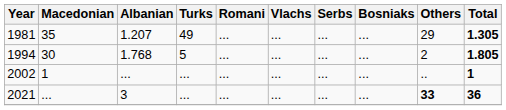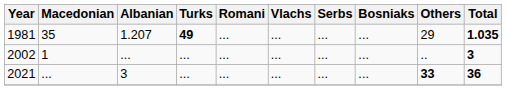(186, 34) normal -> (186, 34) bold
(483, 34) 1.305 -> (483, 34) 1.035
- row: (21, 54)
(470, 74) 1 -> (470, 54) 3
